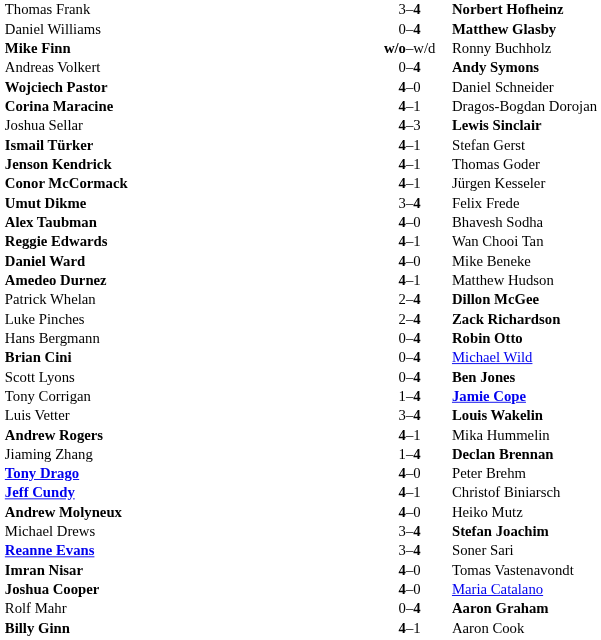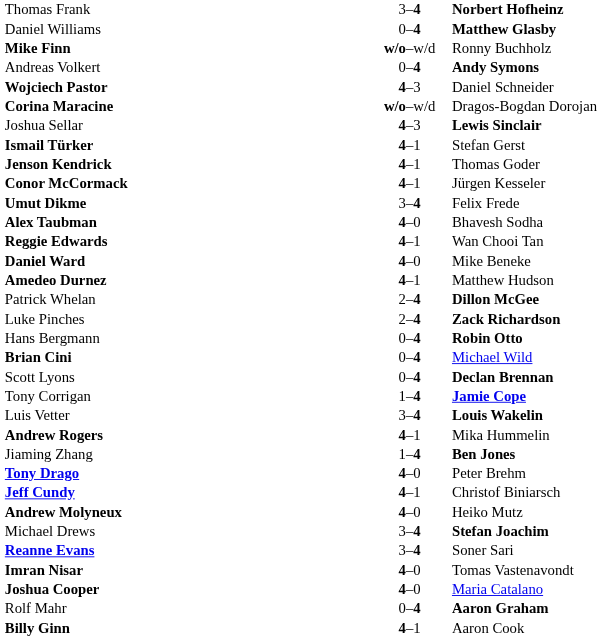(410, 87) 4–0 -> (410, 87) 4–3
(410, 106) 4–1 -> (410, 106) w/o–w/d
(484, 376) Ben Jones -> (503, 376) Declan Brennan
(503, 454) Declan Brennan -> (484, 454) Ben Jones
